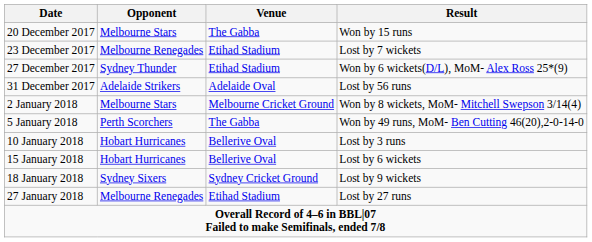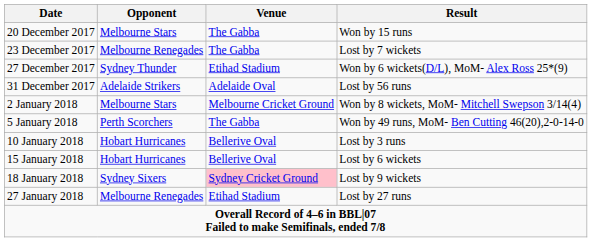(244, 50) Etihad Stadium -> (234, 50) The Gabba
(263, 178) no background -> (263, 178) pink background
